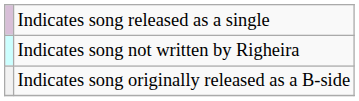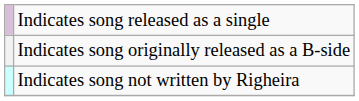rows swapped: (159, 50) <-> (184, 80)
